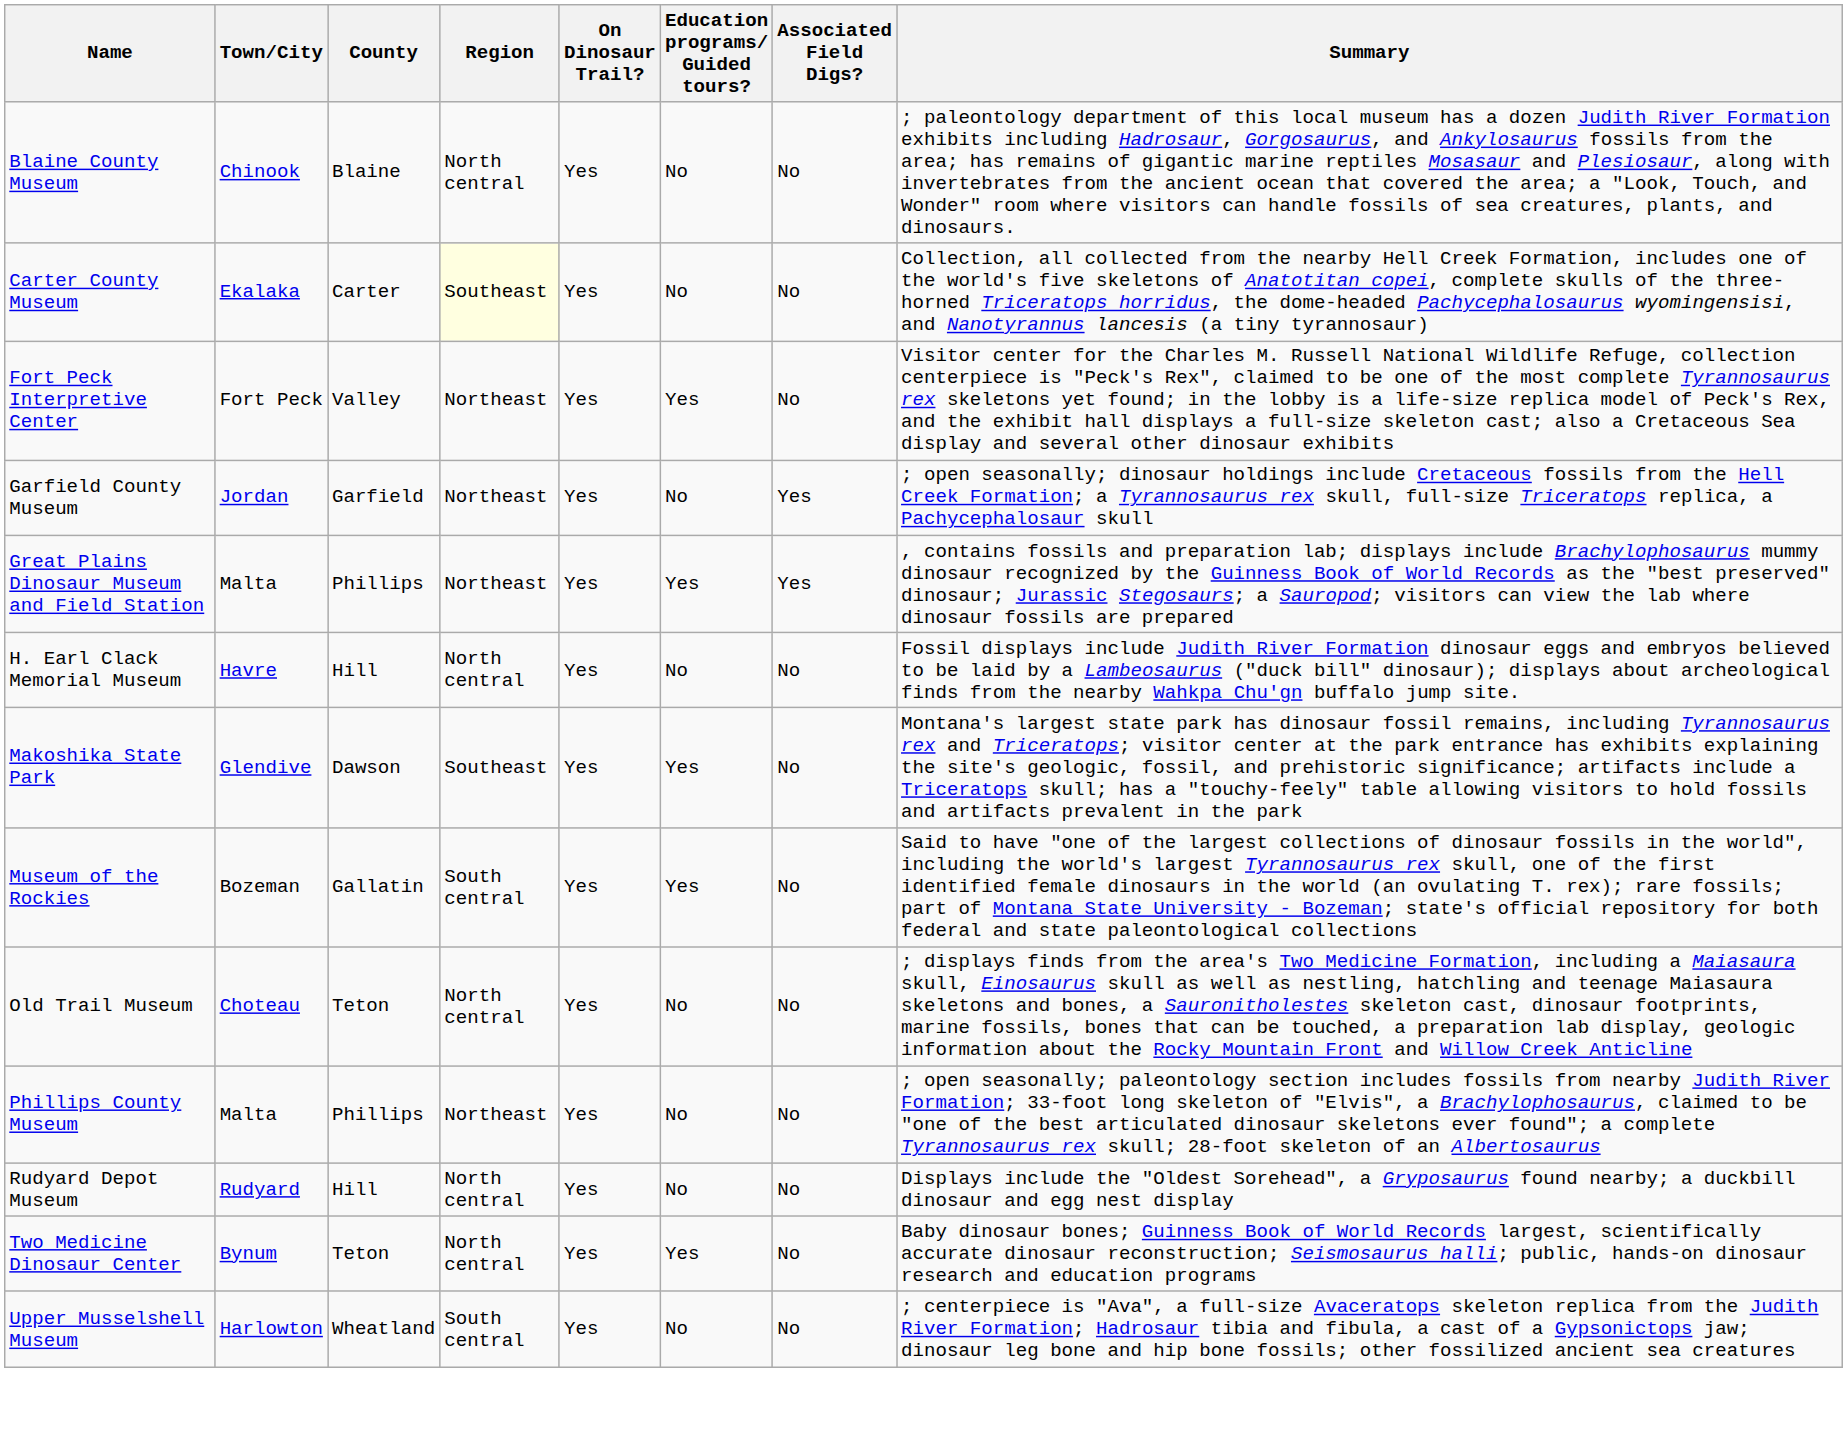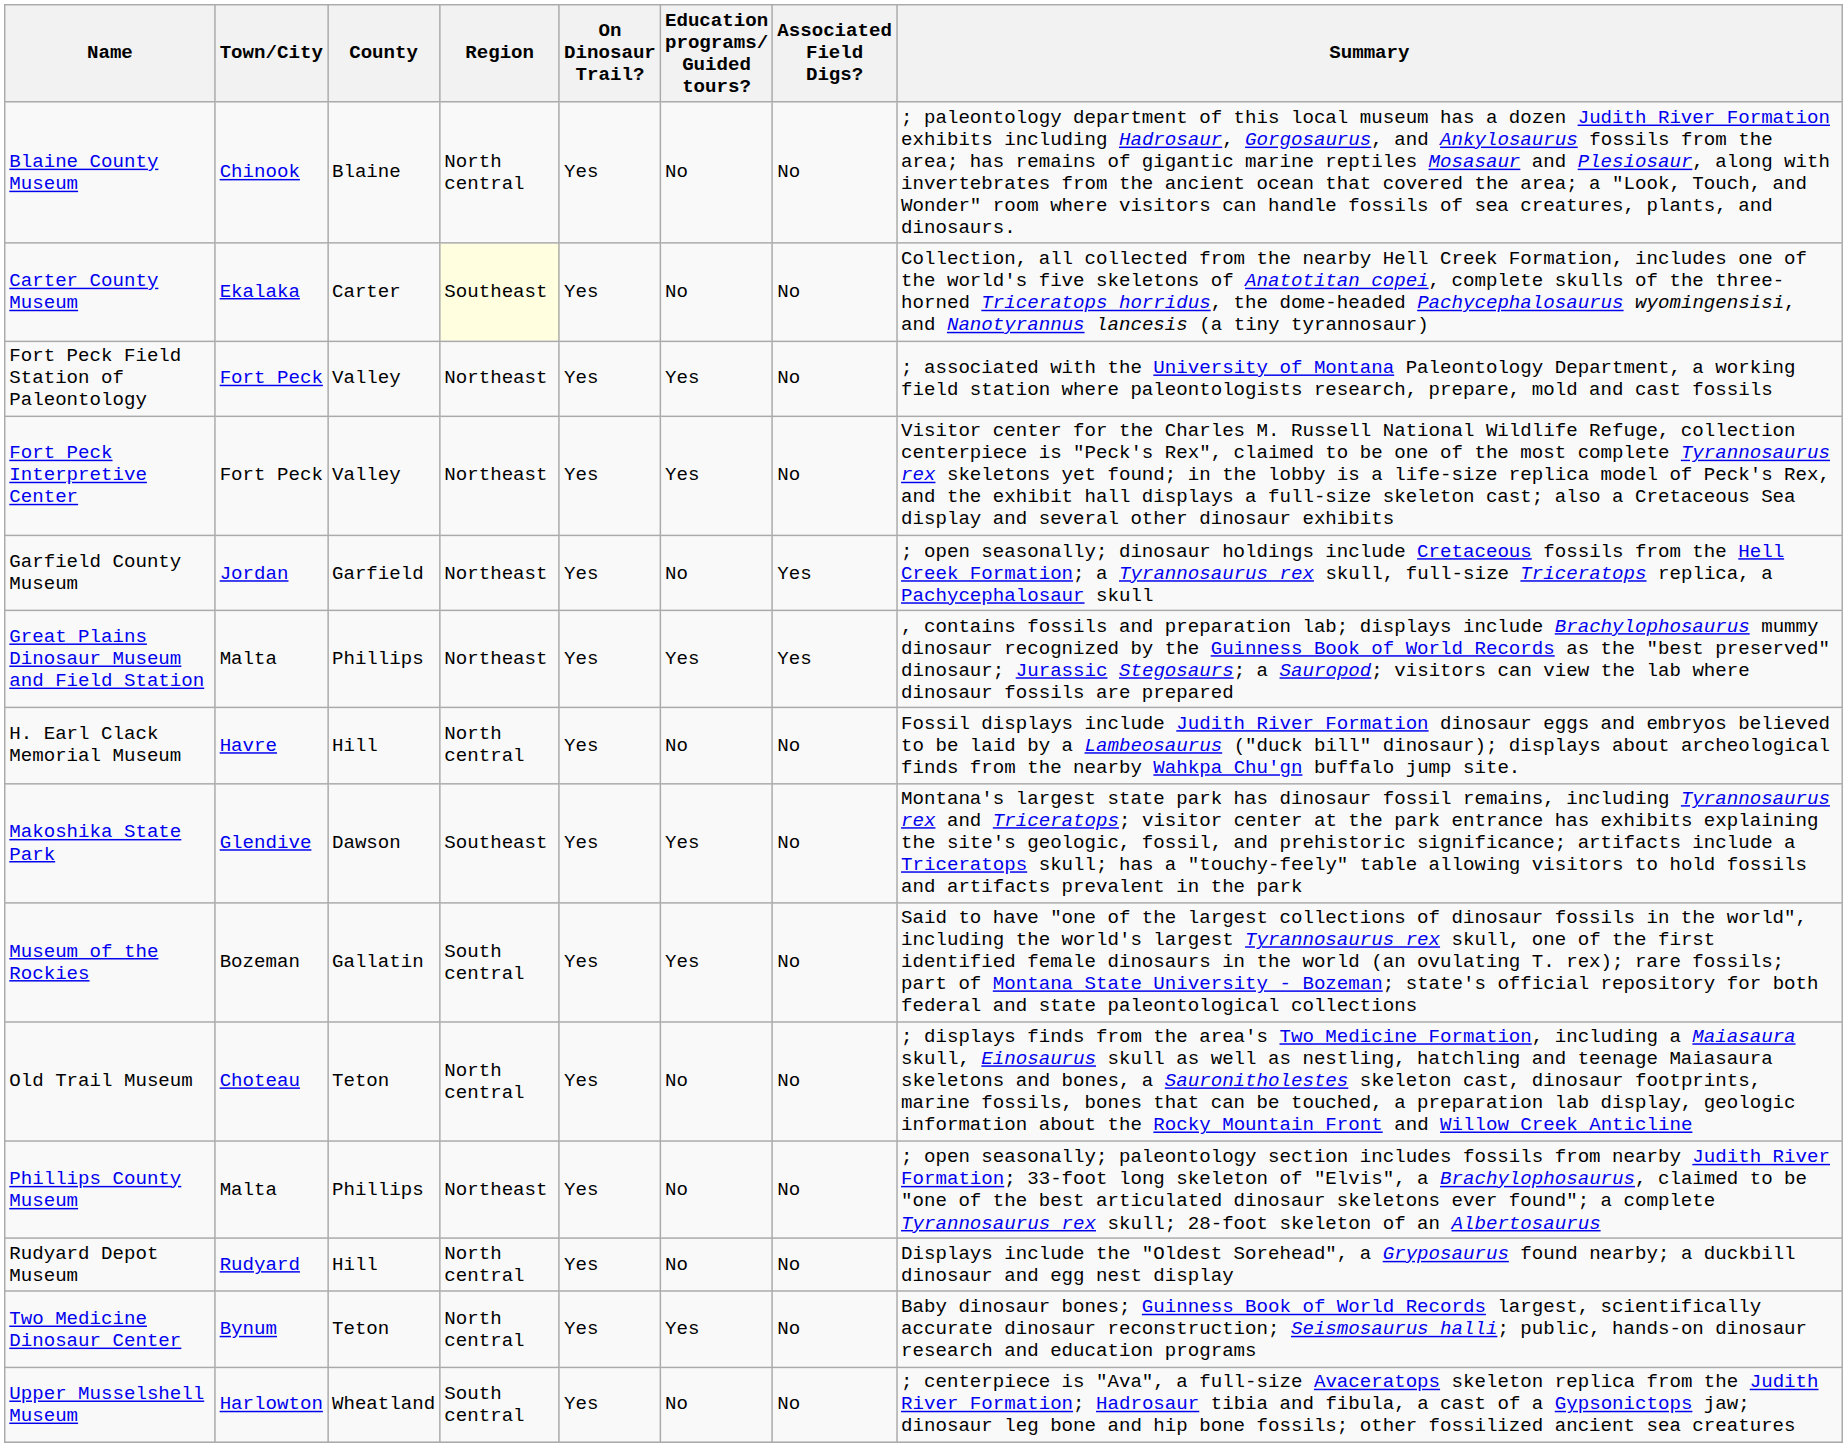+ row: (95, 378)
